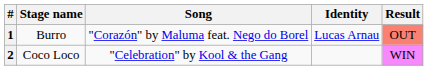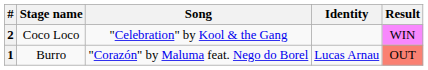rows swapped: (11, 34) <-> (11, 55)
